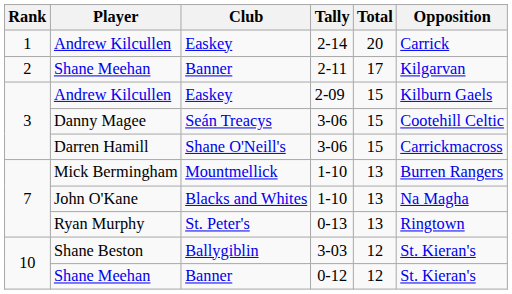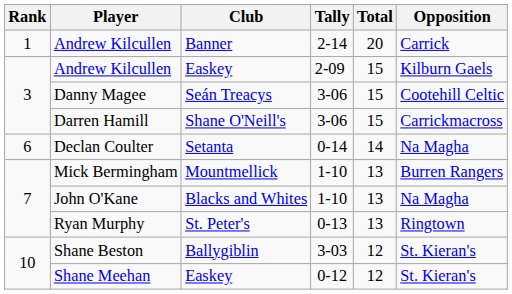(209, 43) Easkey -> (209, 43) Banner
- row: (102, 69)
+ row: (104, 146)
(209, 276) Banner -> (209, 276) Easkey
